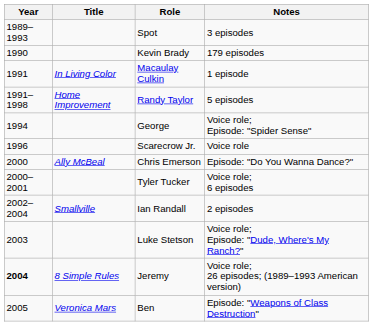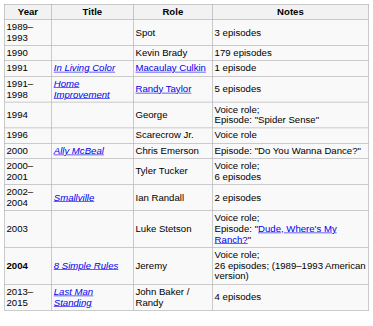- row: (146, 308)
+ row: (162, 297)
